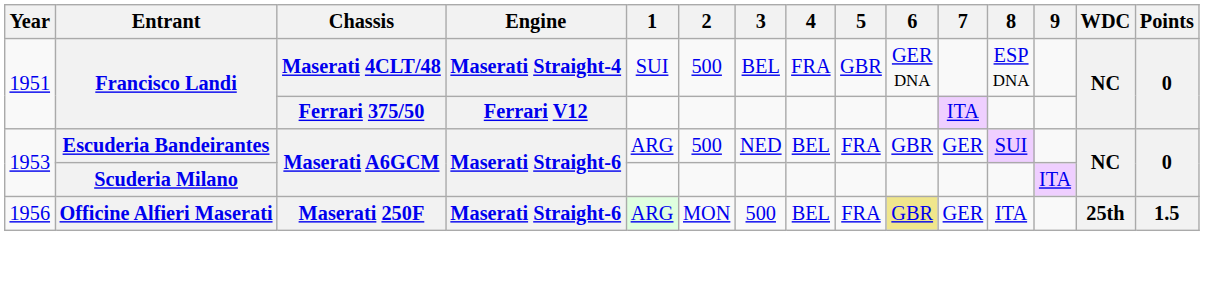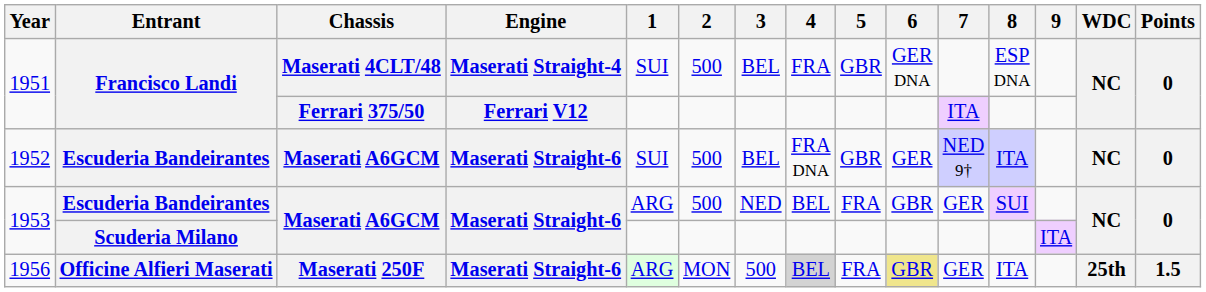+ row: (30, 158)
(811, 213) no background -> (811, 270) lightgrey background
